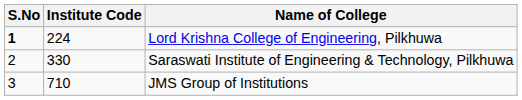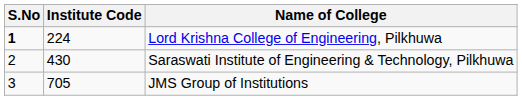(59, 60) 330 -> (59, 60) 430
(59, 83) 710 -> (59, 83) 705
